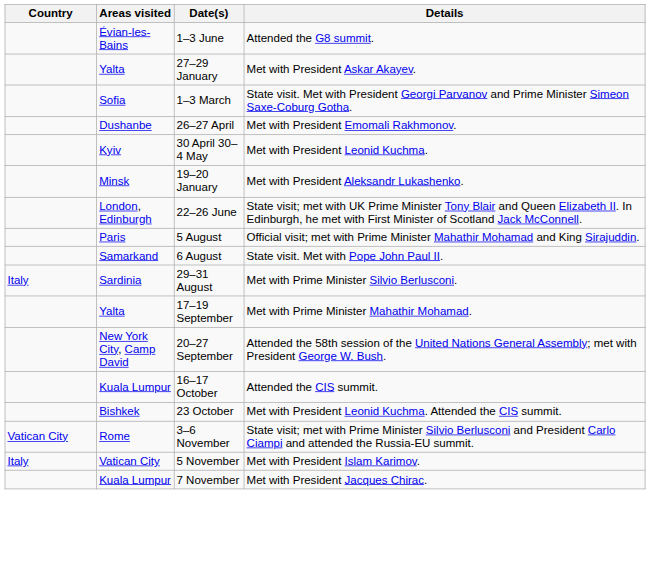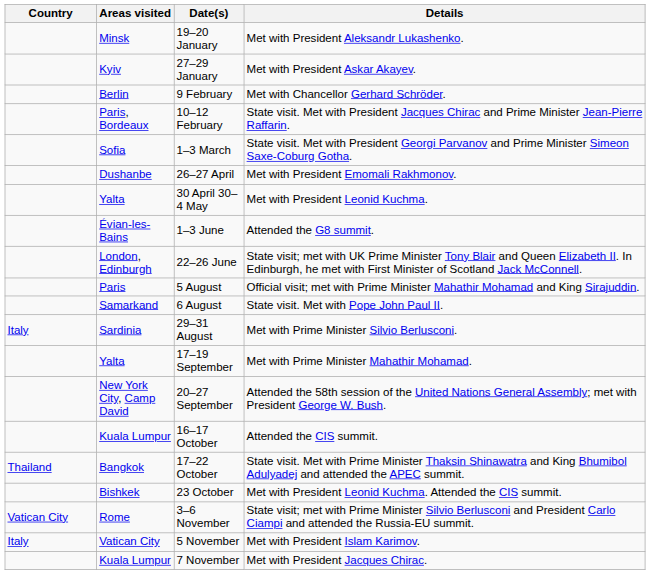rows swapped: (197, 181) <-> (200, 38)
(112, 69) Yalta -> (110, 69) Kyiv
+ row: (204, 94)
+ row: (200, 119)
(110, 150) Kyiv -> (112, 199) Yalta
+ row: (197, 467)
